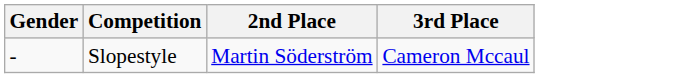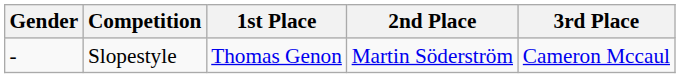+ column: (277, 21)
